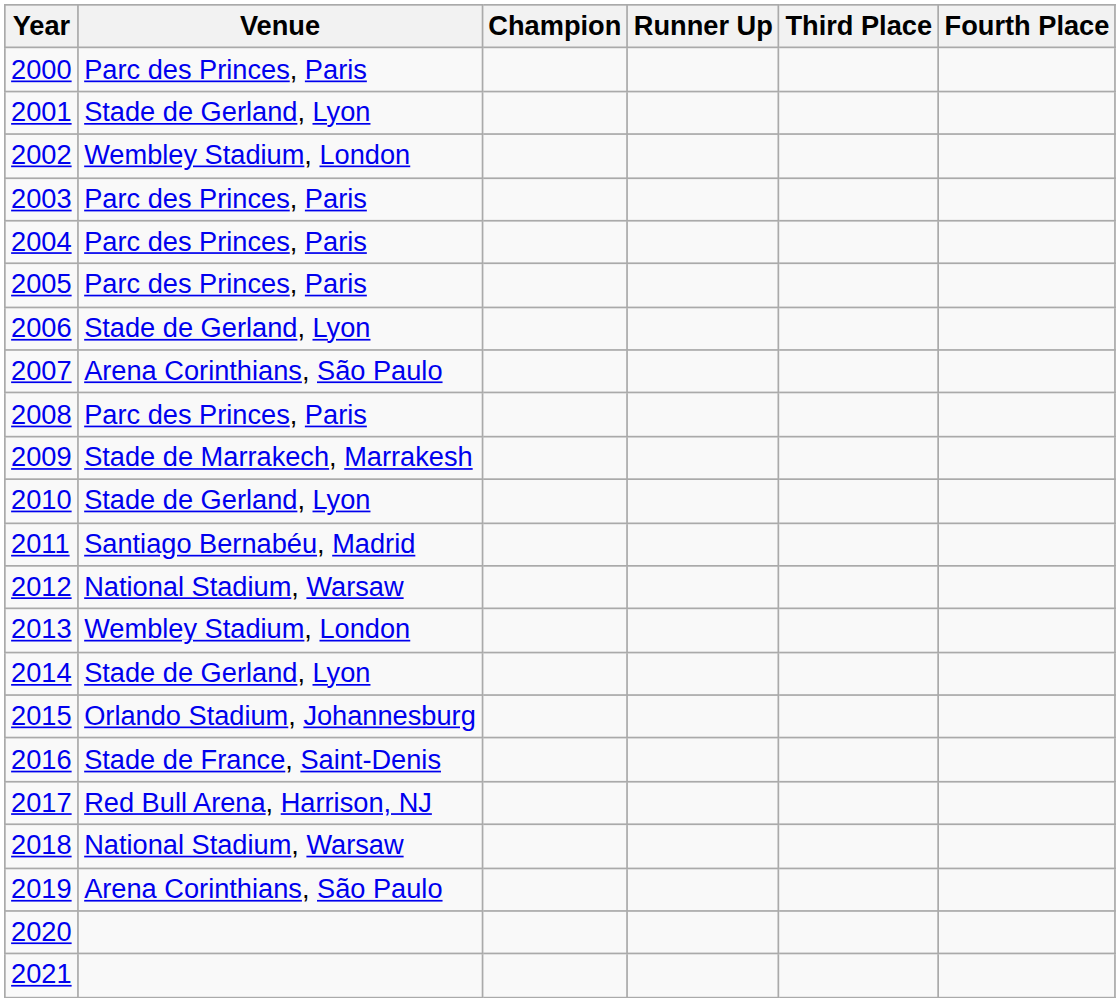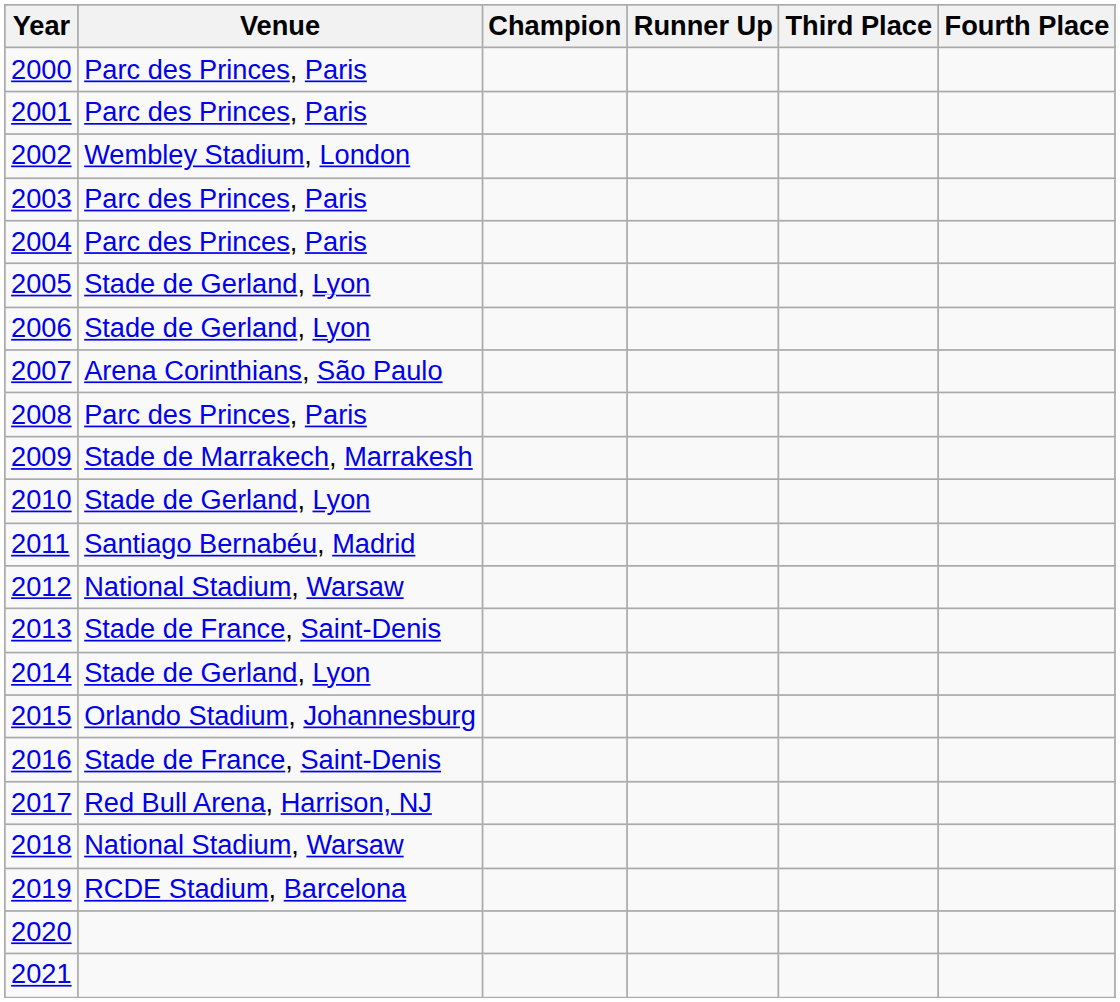(227, 112) Stade de Gerland, Lyon -> (226, 112) Parc des Princes, Paris
(226, 284) Parc des Princes, Paris -> (227, 284) Stade de Gerland, Lyon
(247, 629) Wembley Stadium, London -> (263, 629) Stade de France, Saint-Denis
(263, 888) Arena Corinthians, São Paulo -> (245, 888) RCDE Stadium, Barcelona
